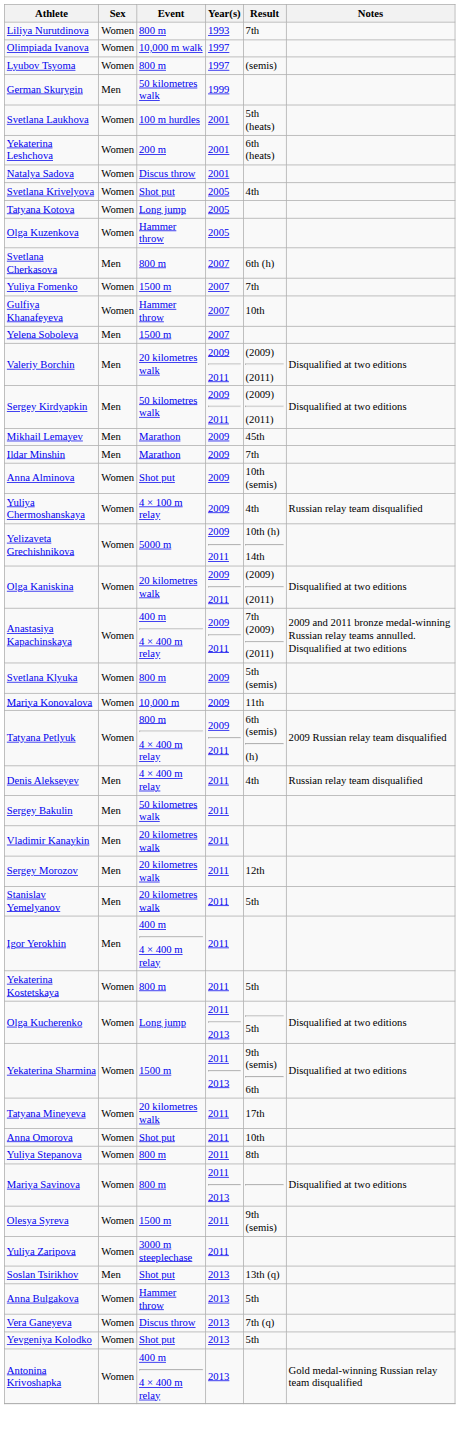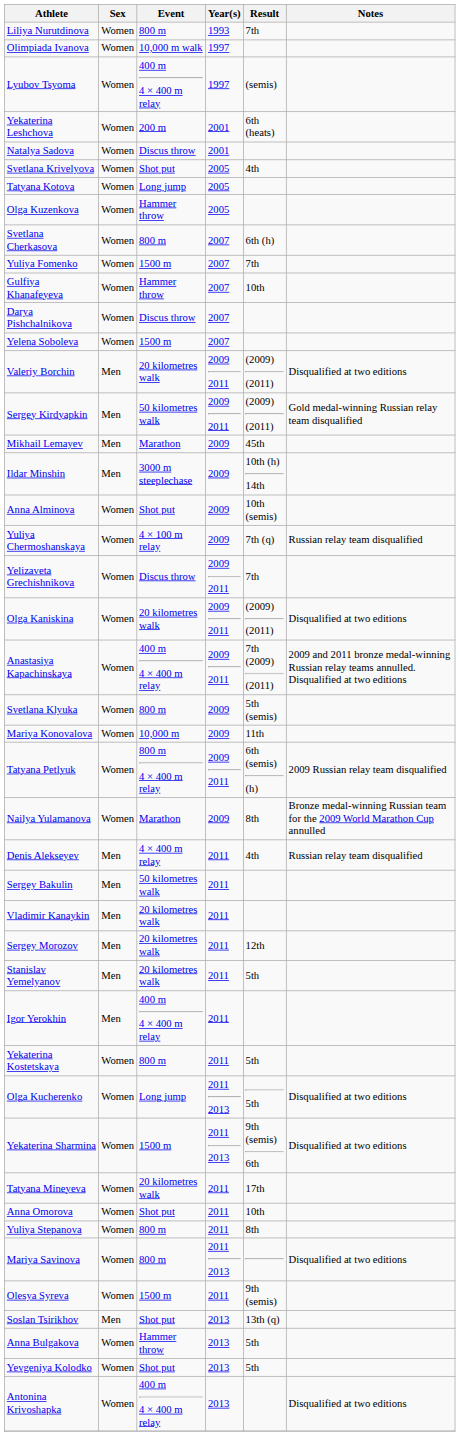(153, 66) 800 m -> (171, 85) 400 m 4 × 400 m relay
- row: (45, 90)
- row: (48, 120)
(111, 263) Men -> (118, 240) Women
+ row: (39, 318)
(111, 335) Men -> (118, 342) Women
(348, 407) Disqualified at two editions -> (363, 414) Gold medal-winning Russian relay team disqualified
(160, 454) Marathon -> (166, 474) 3000 m steeplechase
(252, 454) 7th -> (265, 474) 10th (h) 14th
(252, 508) 4th -> (260, 540) 7th (q)
(155, 545) 5000 m -> (167, 576) Discus throw
(265, 545) 10th (h) 14th -> (252, 576) 7th
+ row: (49, 819)
- row: (41, 1251)
- row: (39, 1323)
(363, 1377) Gold medal-winning Russian relay team disqualified -> (348, 1403) Disqualified at two editions
